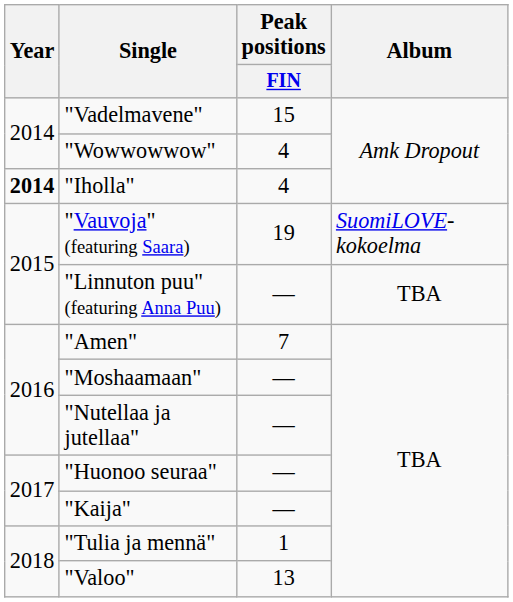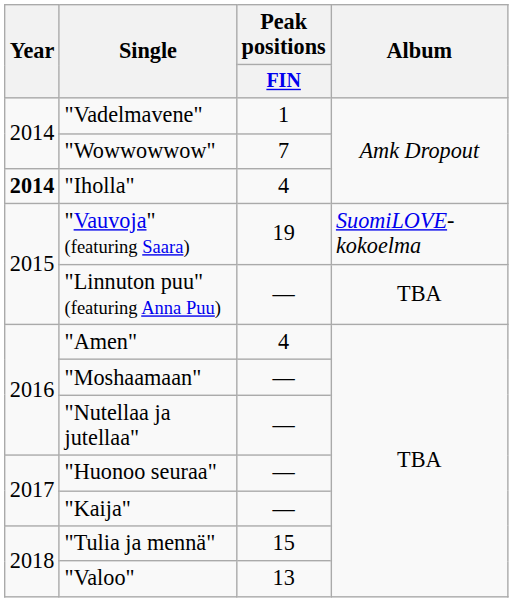(284, 115) 15 -> (284, 115) 1
(284, 150) 4 -> (284, 150) 7
(284, 341) 7 -> (284, 341) 4
(284, 543) 1 -> (284, 543) 15
